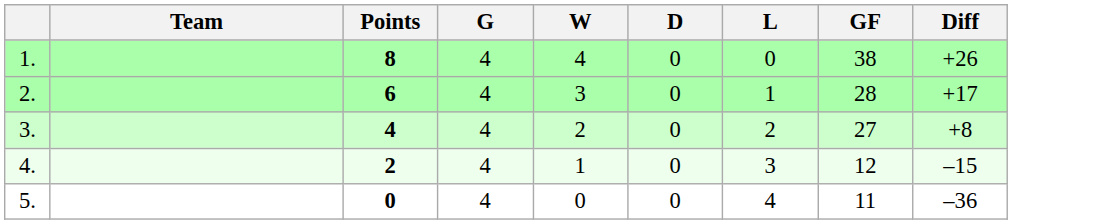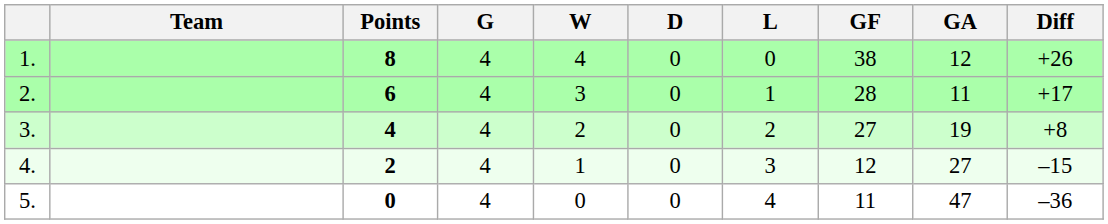+ column: (960, 22)
